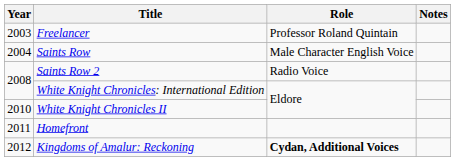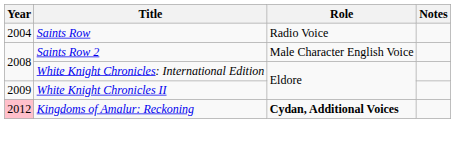- row: (63, 33)
(342, 52) Male Character English Voice -> (299, 33) Radio Voice
(299, 71) Radio Voice -> (342, 52) Male Character English Voice
(19, 109) 2010 -> (19, 90) 2009
- row: (62, 128)
(19, 147) no background -> (19, 109) pink background
